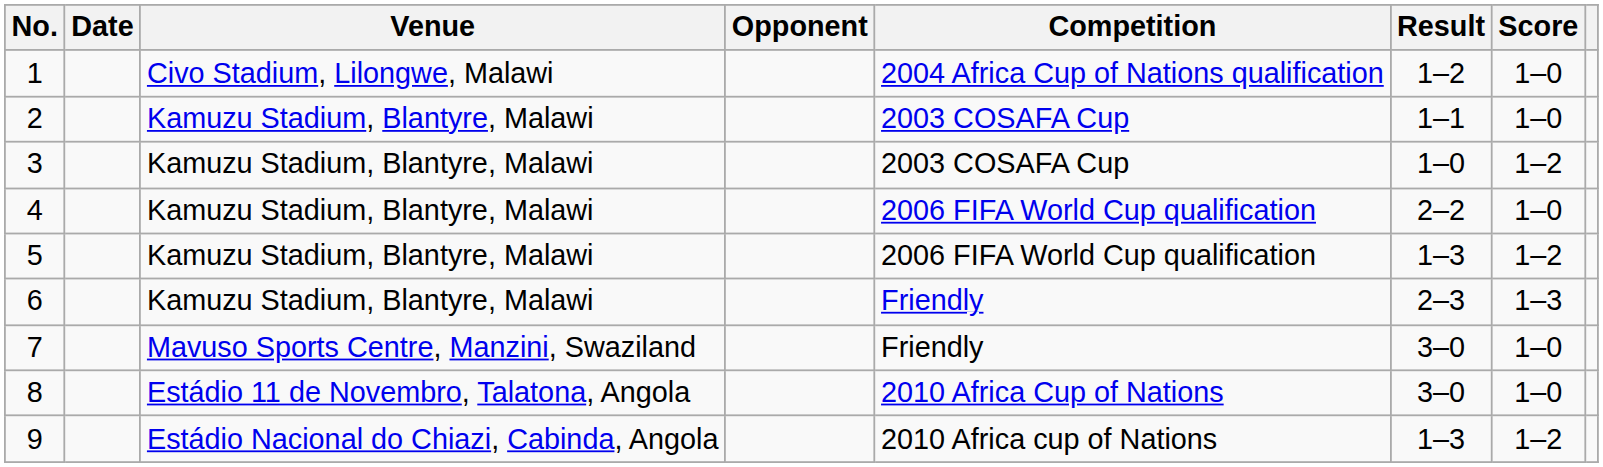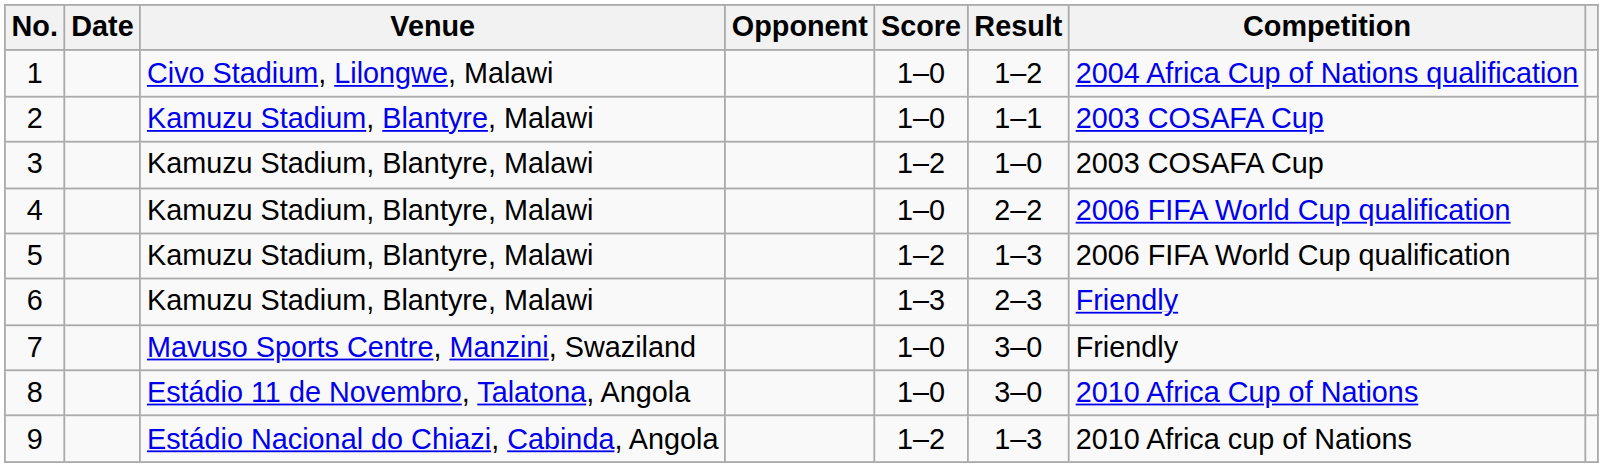columns swapped: (1538, 27) <-> (1132, 27)
